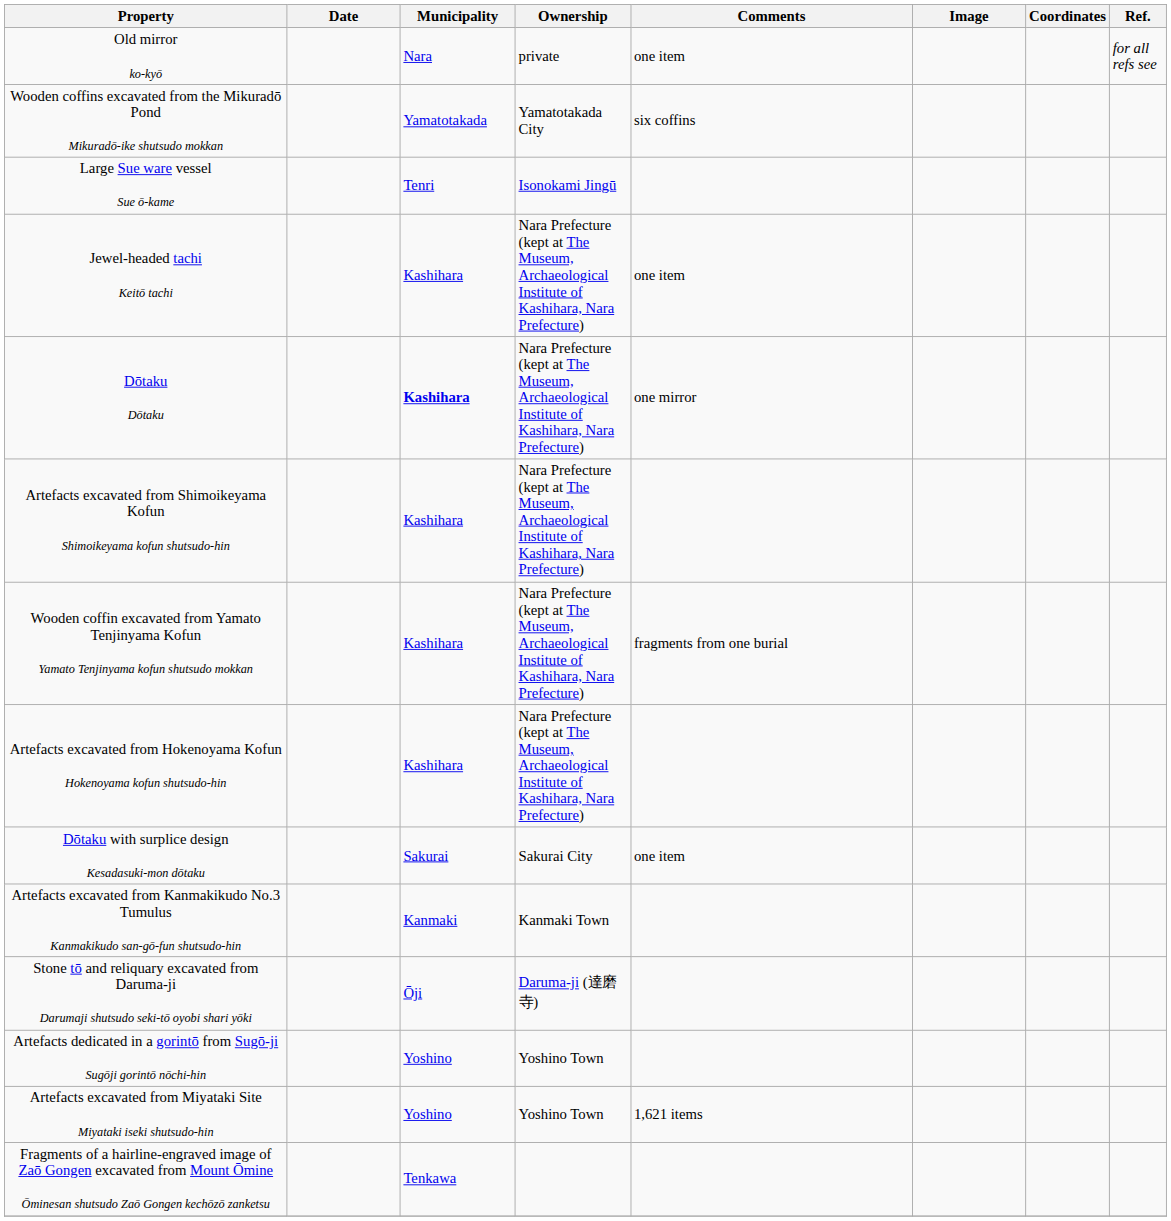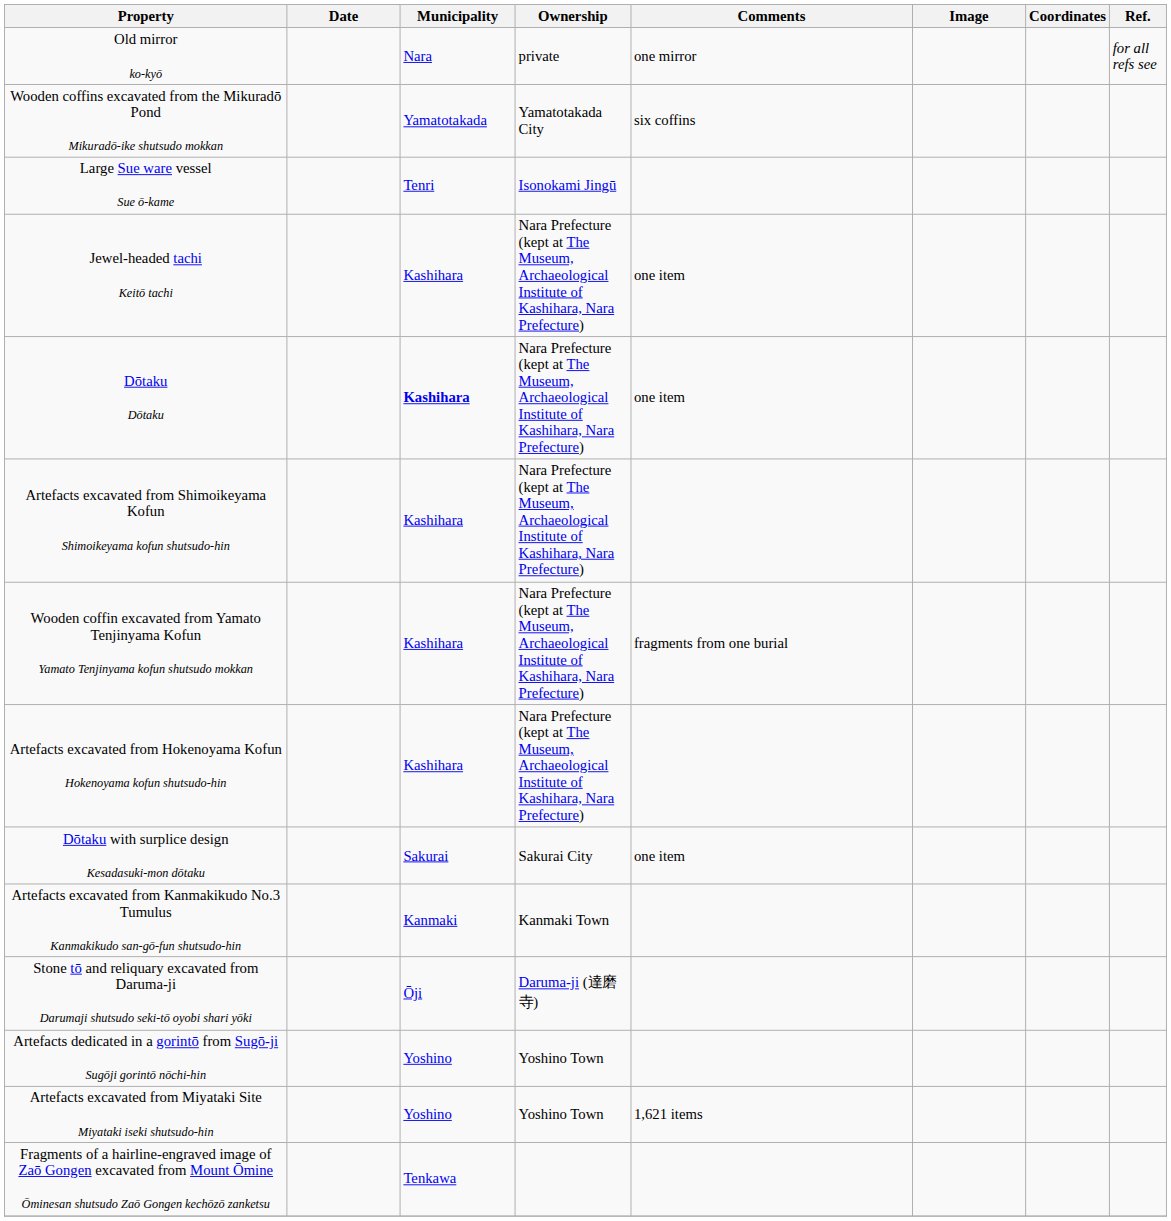(659, 56) one item -> (665, 56) one mirror
(665, 397) one mirror -> (659, 397) one item
